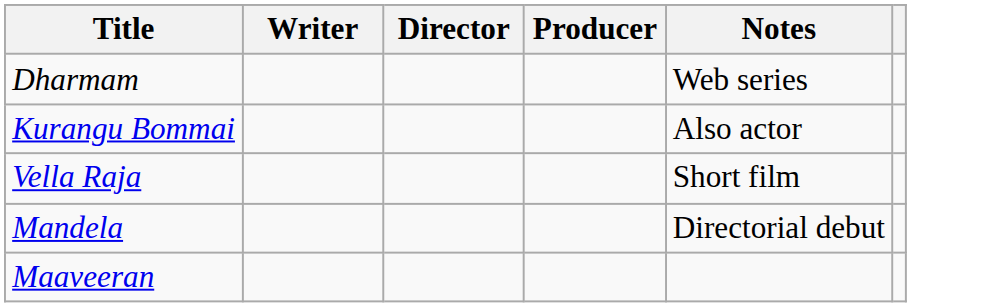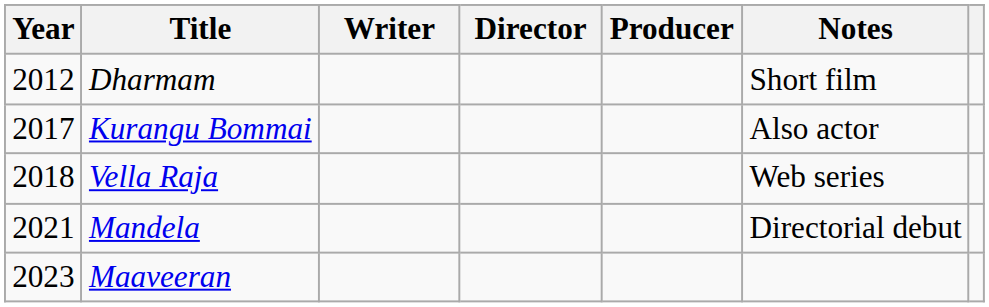+ column: (43, 29)
(740, 78) Web series -> (813, 78) Short film
(736, 177) Short film -> (817, 177) Web series
